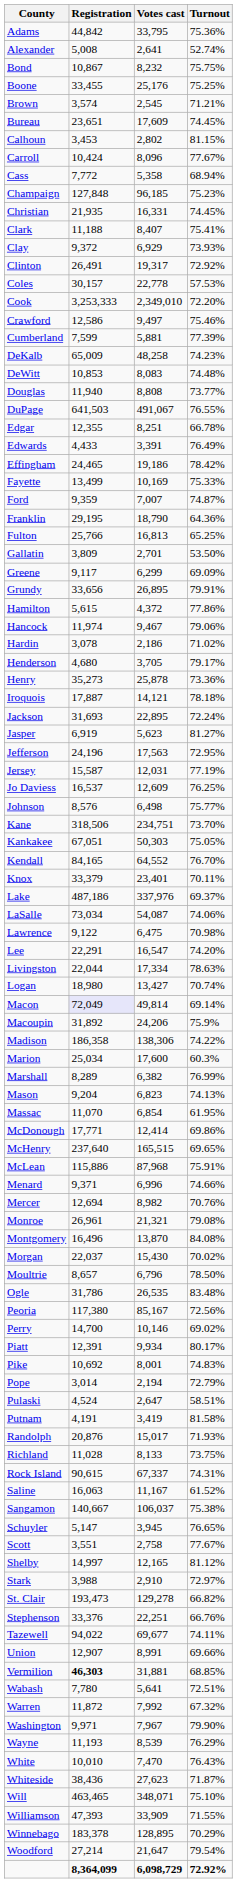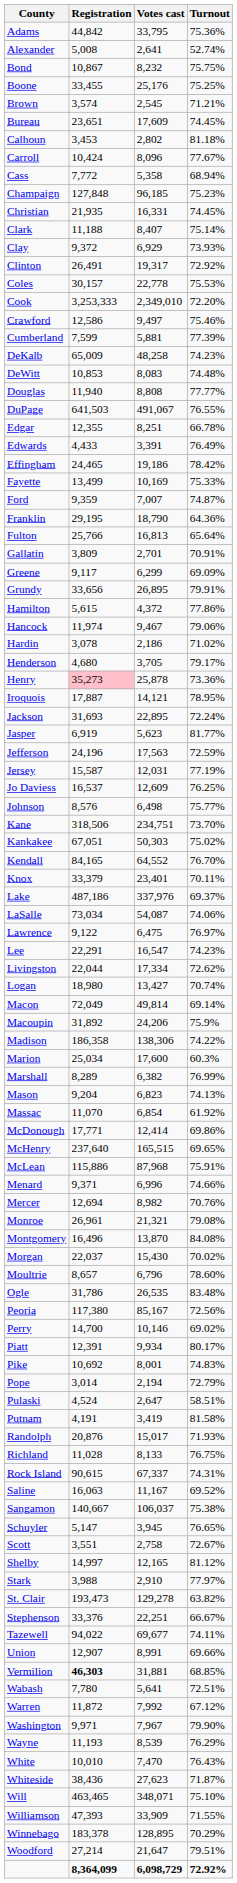(207, 139) 81.15% -> (207, 139) 81.18%
(207, 229) 75.41% -> (207, 229) 75.14%
(207, 283) 57.53% -> (207, 283) 75.53%
(207, 391) 73.77% -> (207, 391) 77.77%
(207, 535) 65.25% -> (207, 535) 65.64%
(207, 553) 53.50% -> (207, 553) 70.91%
(87, 680) no background -> (87, 680) pink background
(207, 698) 78.18% -> (207, 698) 78.95%
(207, 734) 81.27% -> (207, 734) 81.77%
(207, 752) 72.95% -> (207, 752) 72.59%
(207, 842) 75.05% -> (207, 842) 75.02%
(207, 932) 70.98% -> (207, 932) 76.97%
(207, 950) 74.20% -> (207, 950) 74.23%
(207, 968) 78.63% -> (207, 968) 72.62%
(87, 1004) lavender background -> (87, 1004) no background
(207, 1112) 61.95% -> (207, 1112) 61.92%
(207, 1274) 78.50% -> (207, 1274) 78.60%
(207, 1454) 73.75% -> (207, 1454) 76.75%
(207, 1490) 61.52% -> (207, 1490) 69.52%
(207, 1544) 77.67% -> (207, 1544) 72.67%
(207, 1580) 72.97% -> (207, 1580) 77.97%
(207, 1598) 66.82% -> (207, 1598) 63.82%
(207, 1616) 66.76% -> (207, 1616) 66.67%
(207, 1707) 67.32% -> (207, 1707) 67.12%
(207, 1851) 79.54% -> (207, 1851) 79.51%
